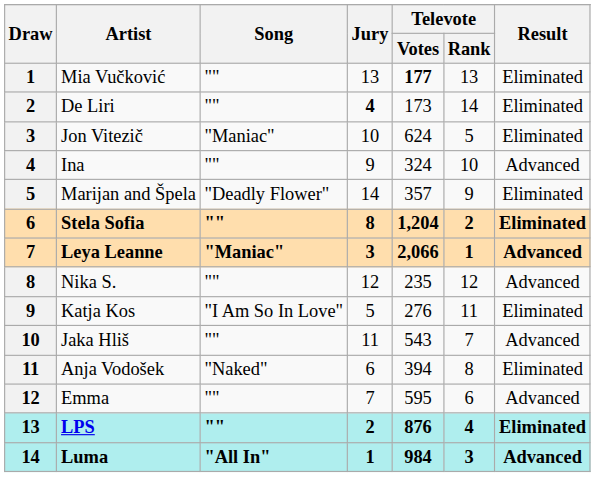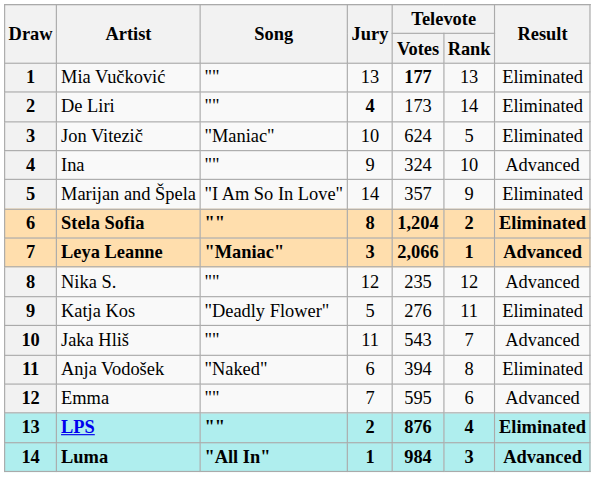(267, 194) "Deadly Flower" -> (274, 194) "I Am So In Love"
(274, 310) "I Am So In Love" -> (267, 310) "Deadly Flower"
